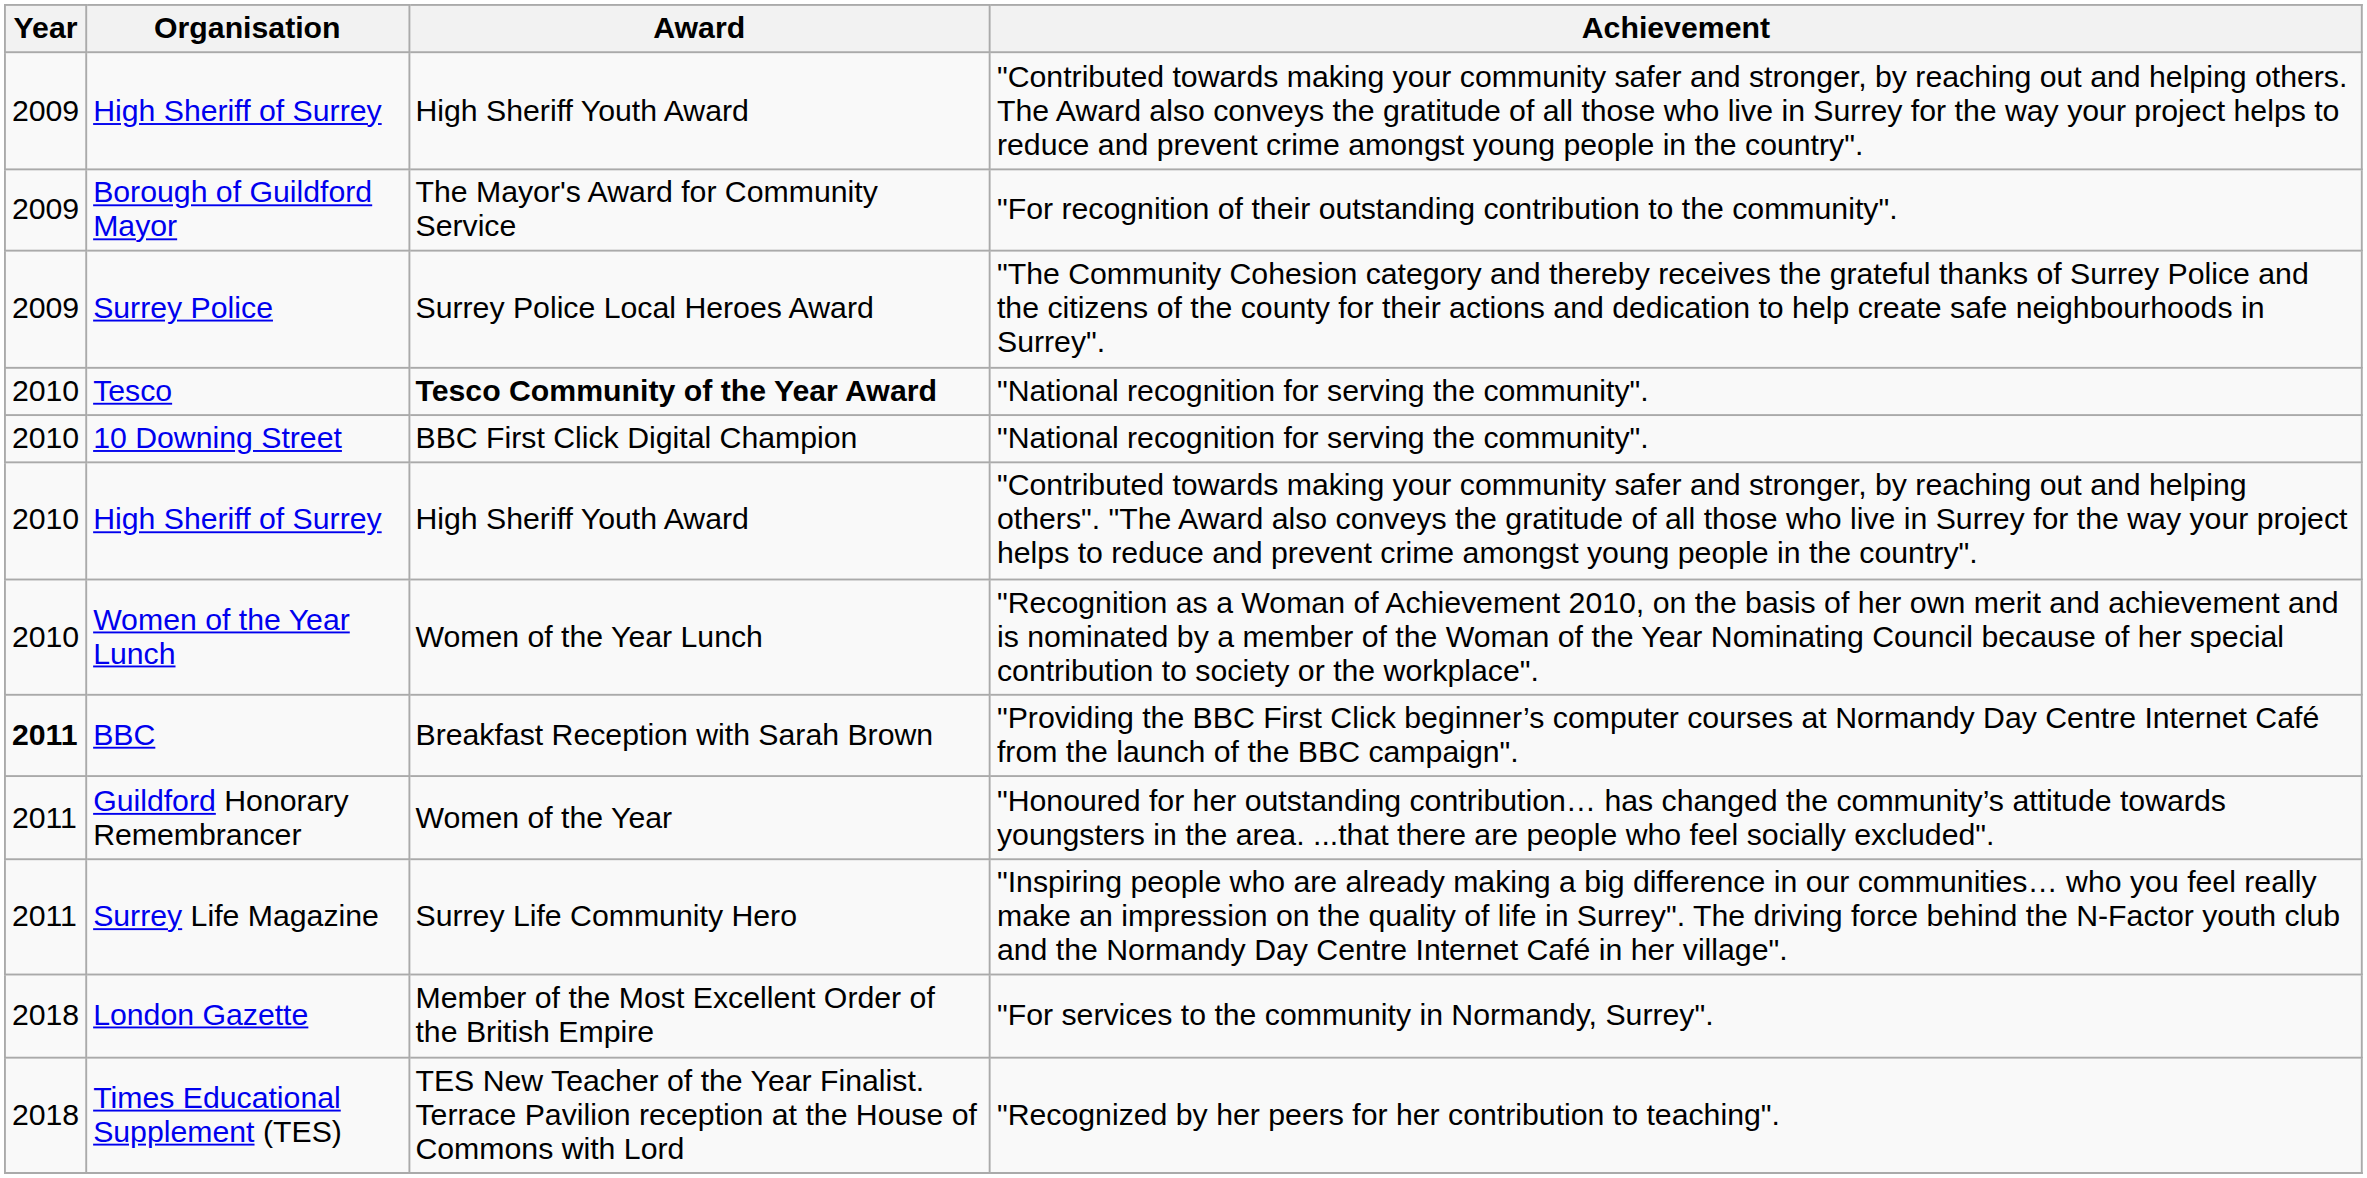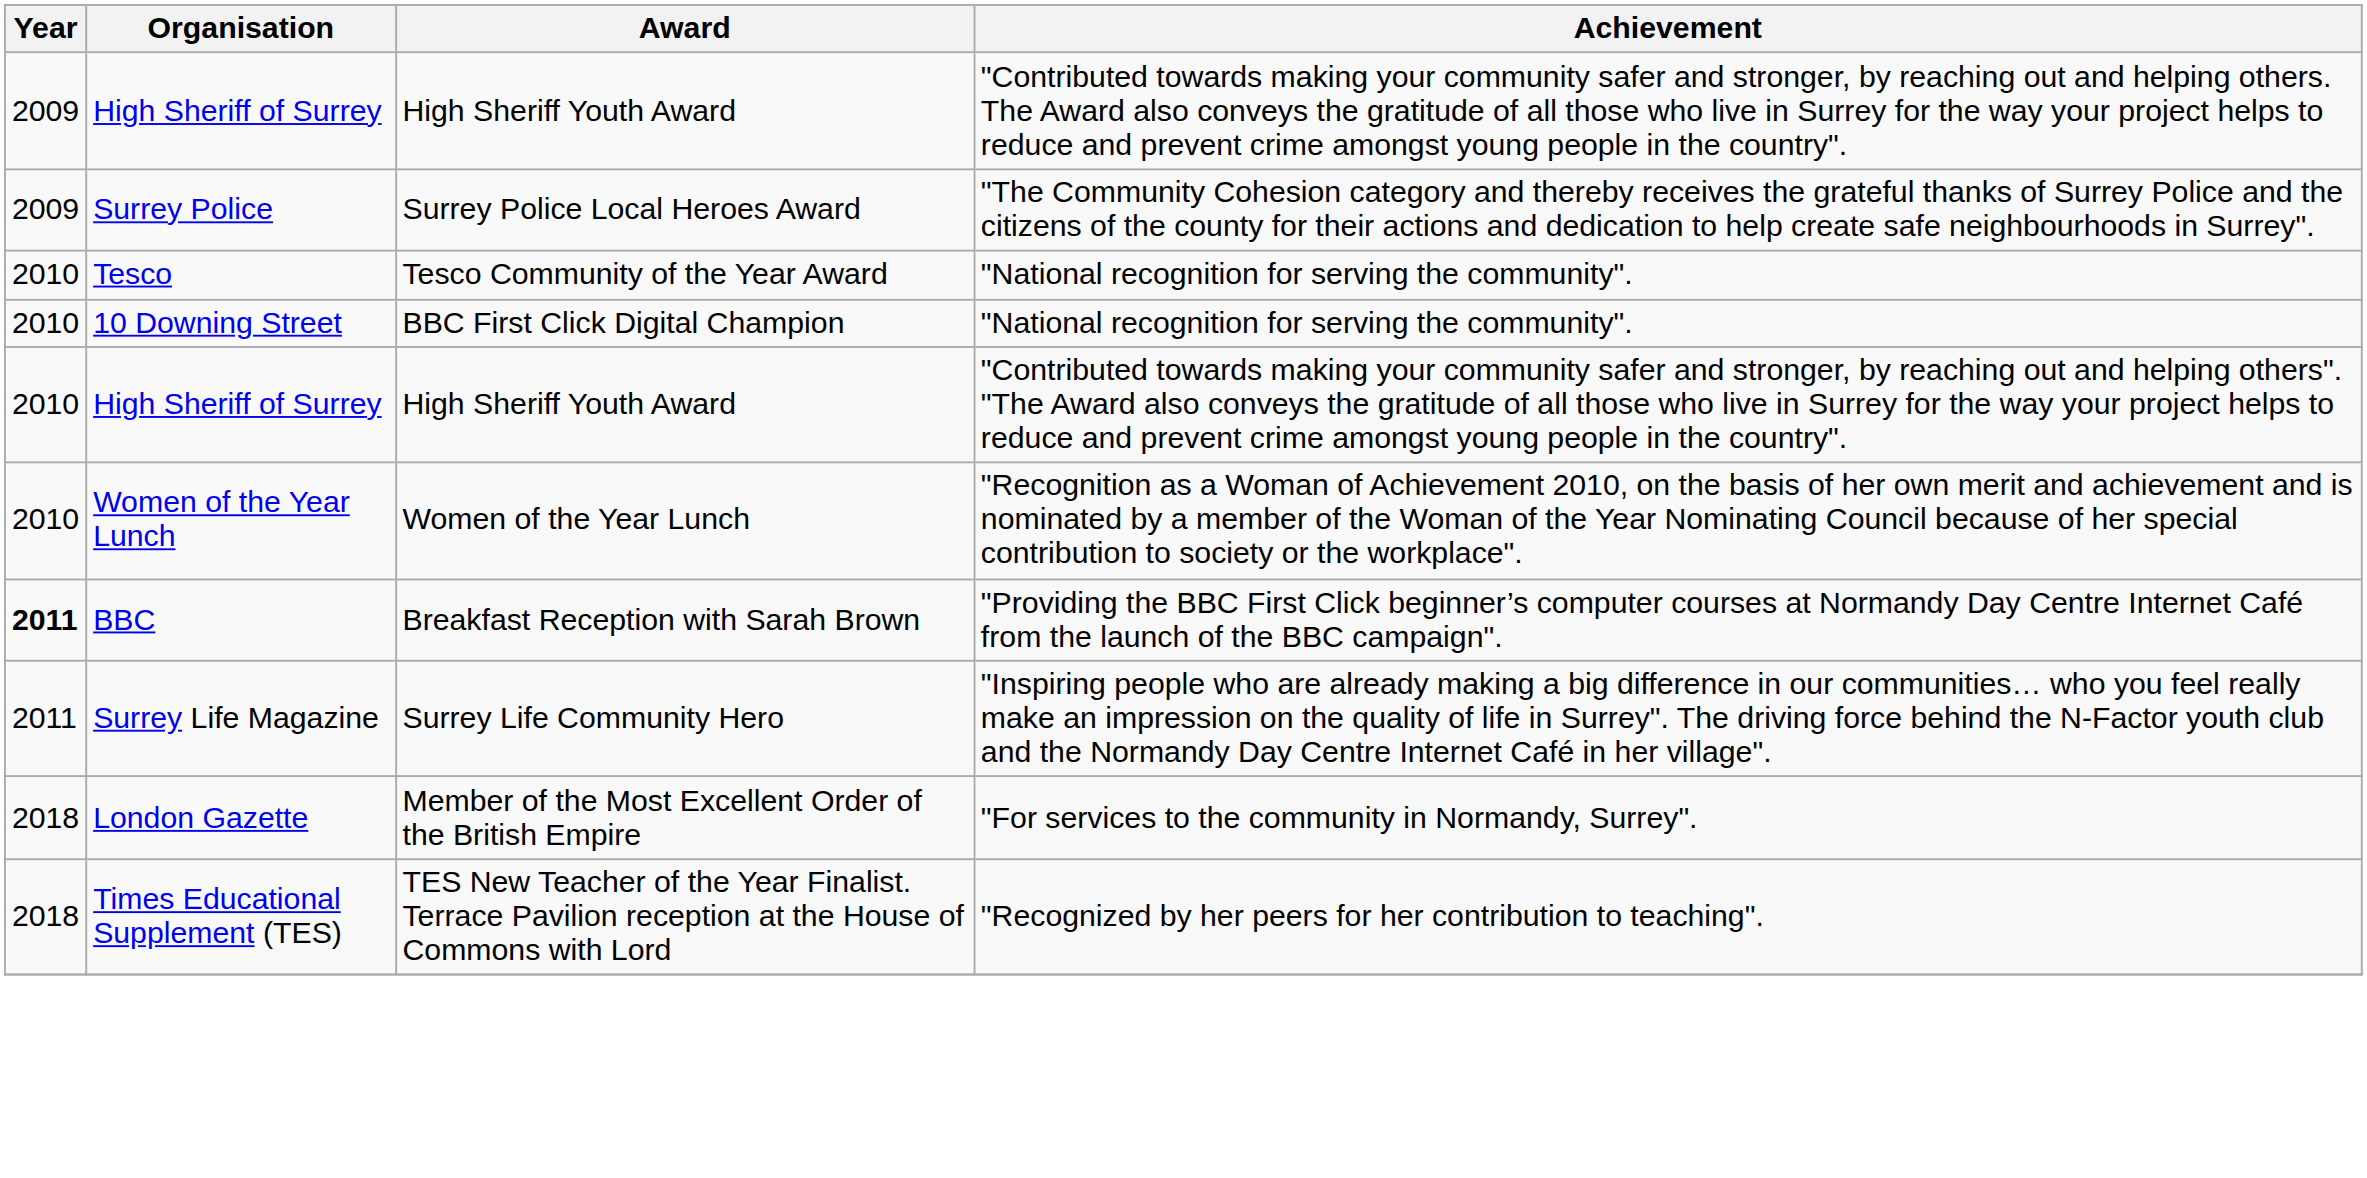- row: (233, 209)
(676, 390) bold -> (645, 274) normal
- row: (221, 817)
